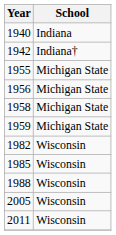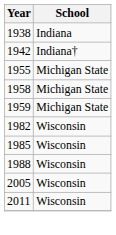+ row: (19, 32)
- row: (19, 32)
- row: (19, 88)
